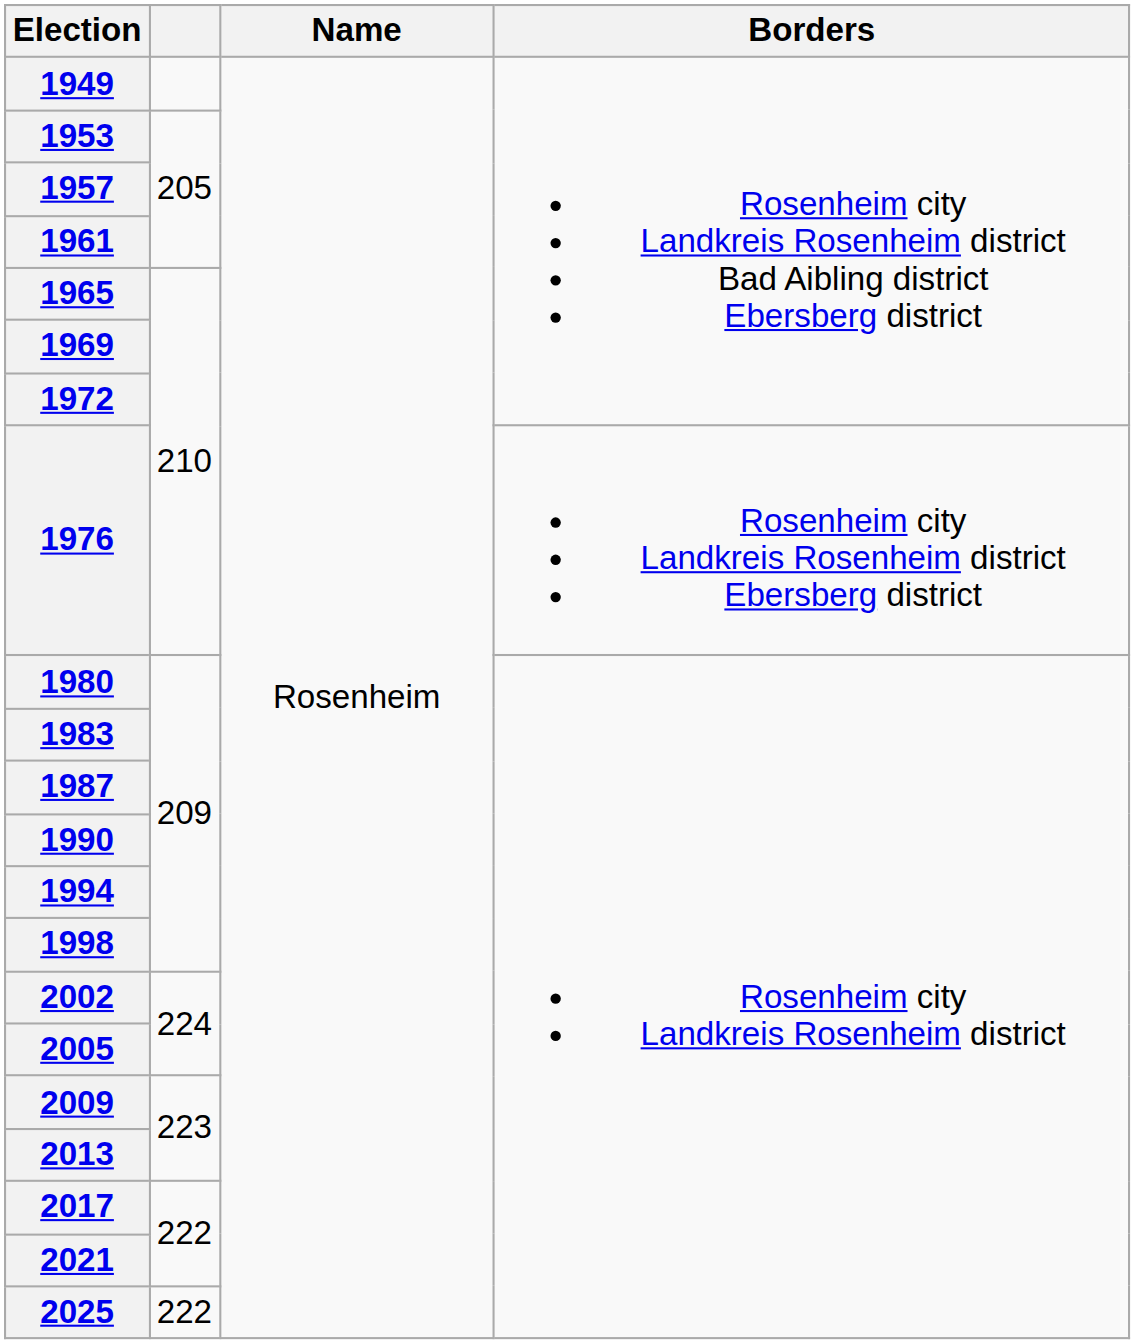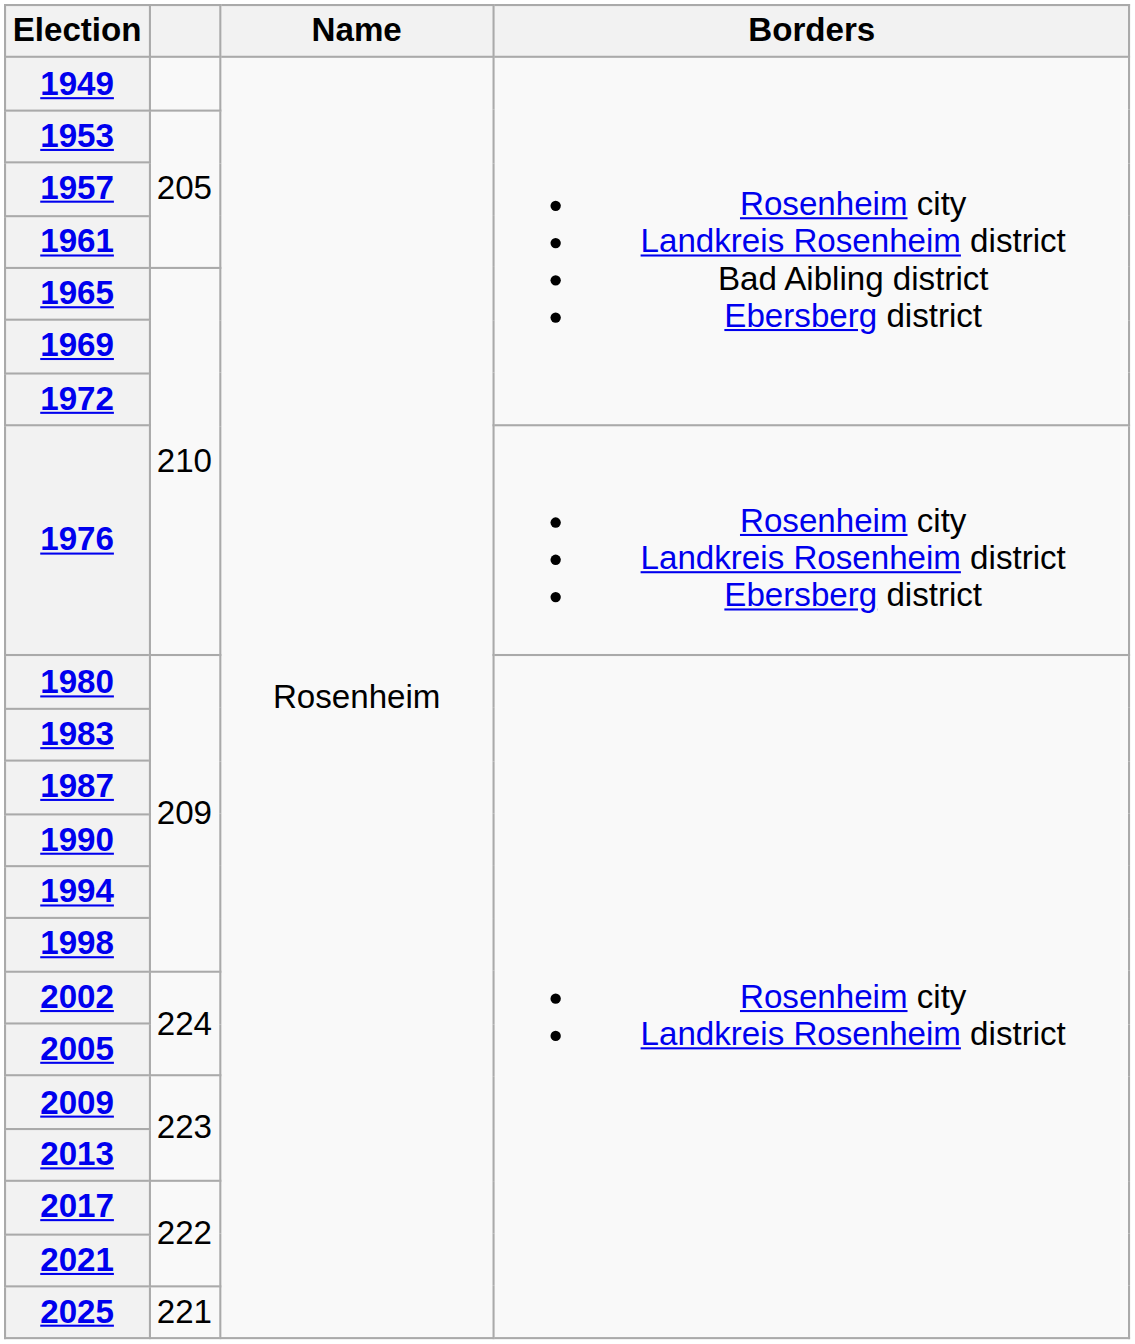(184, 1311) 222 -> (184, 1311) 221
